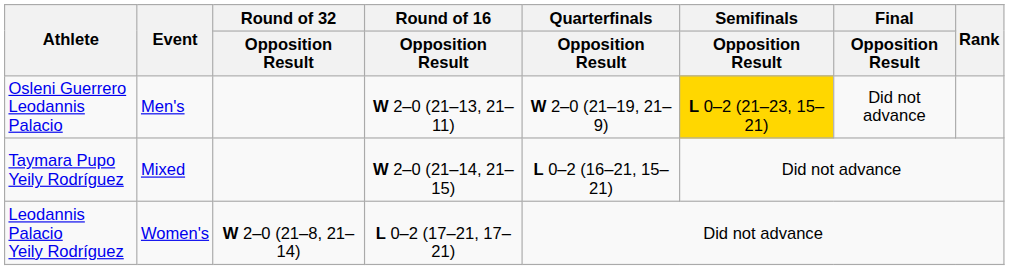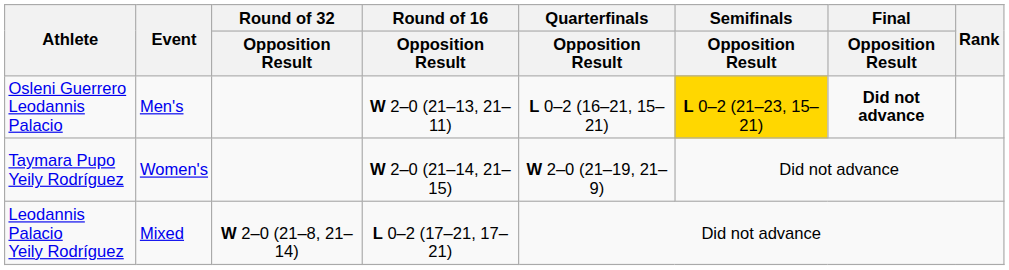(601, 116) W 2–0 (21–19, 21–9) -> (597, 116) L 0–2 (16–21, 15–21)
(894, 107) normal -> (891, 107) bold
(163, 170) Mixed -> (174, 170) Women's
(601, 179) L 0–2 (16–21, 15–21) -> (597, 179) W 2–0 (21–19, 21–9)
(175, 233) Women's -> (162, 233) Mixed
